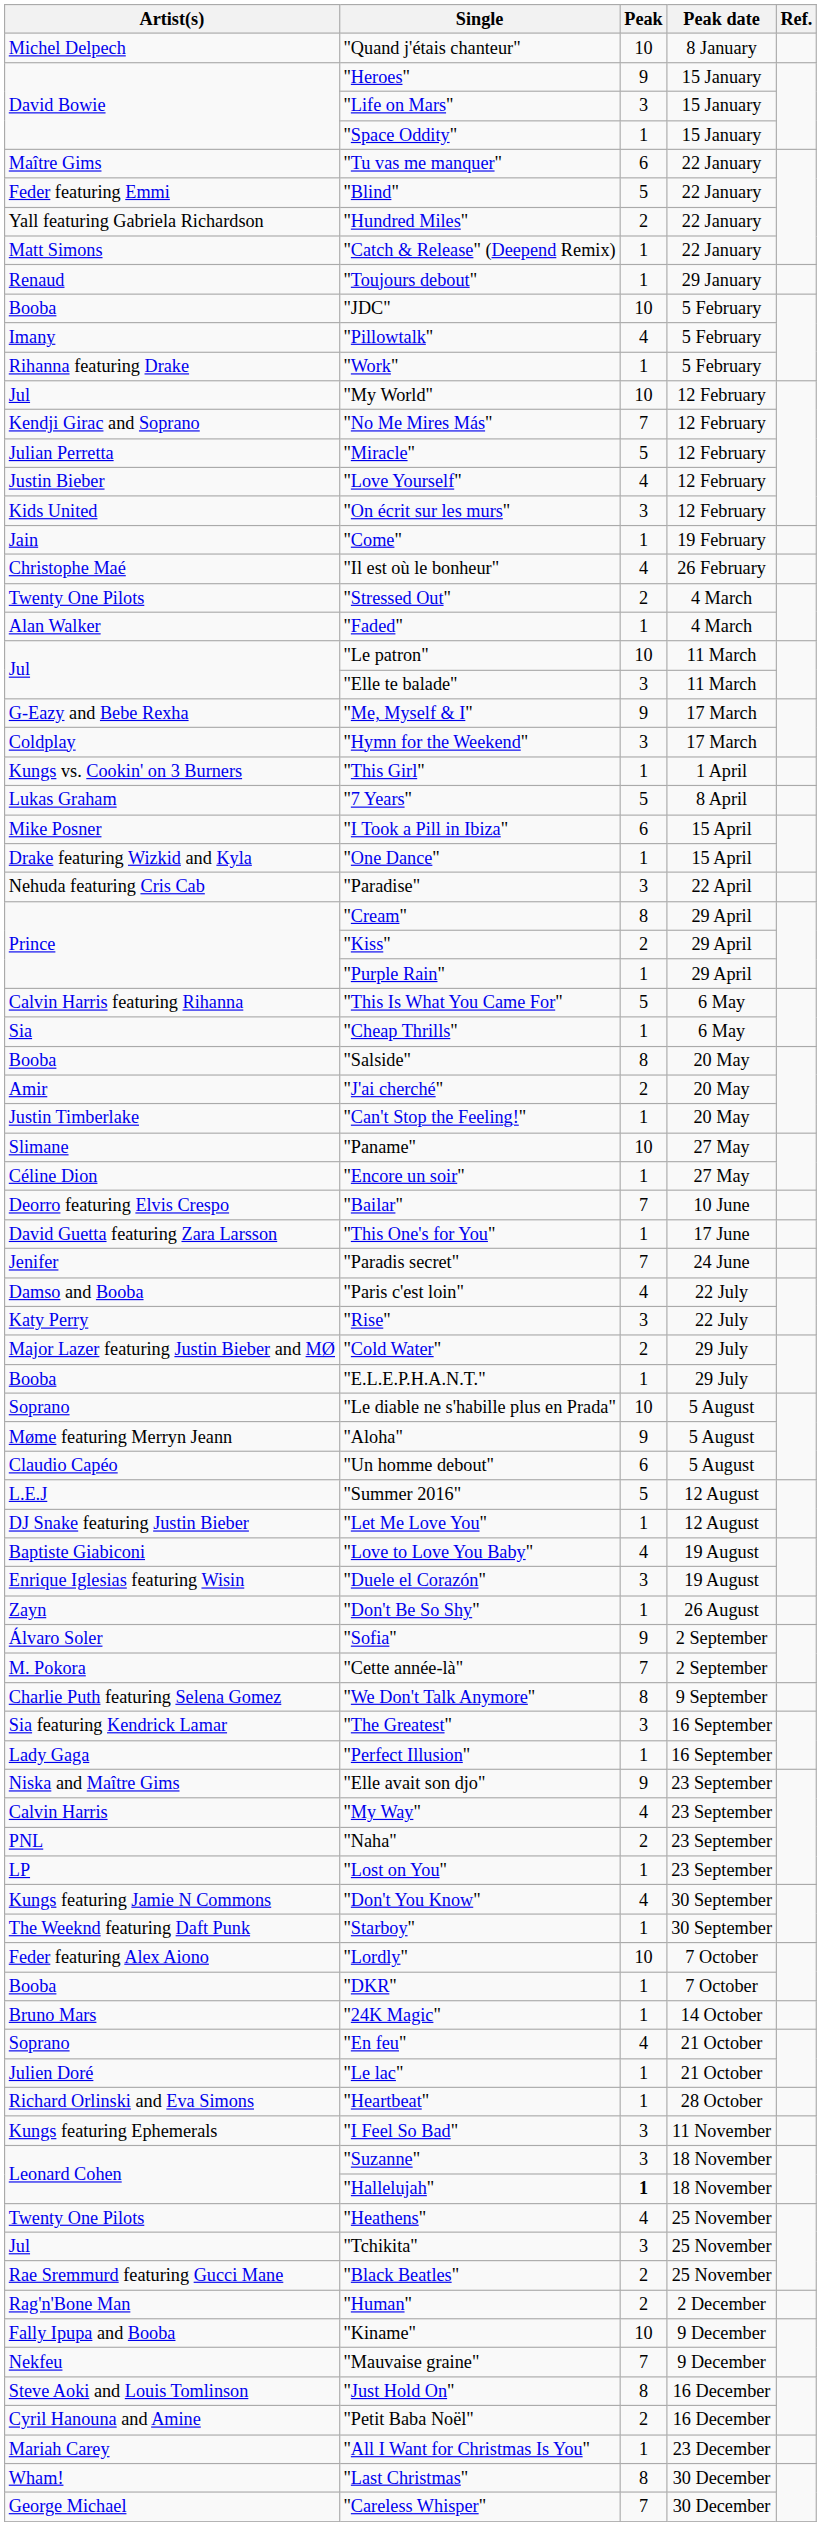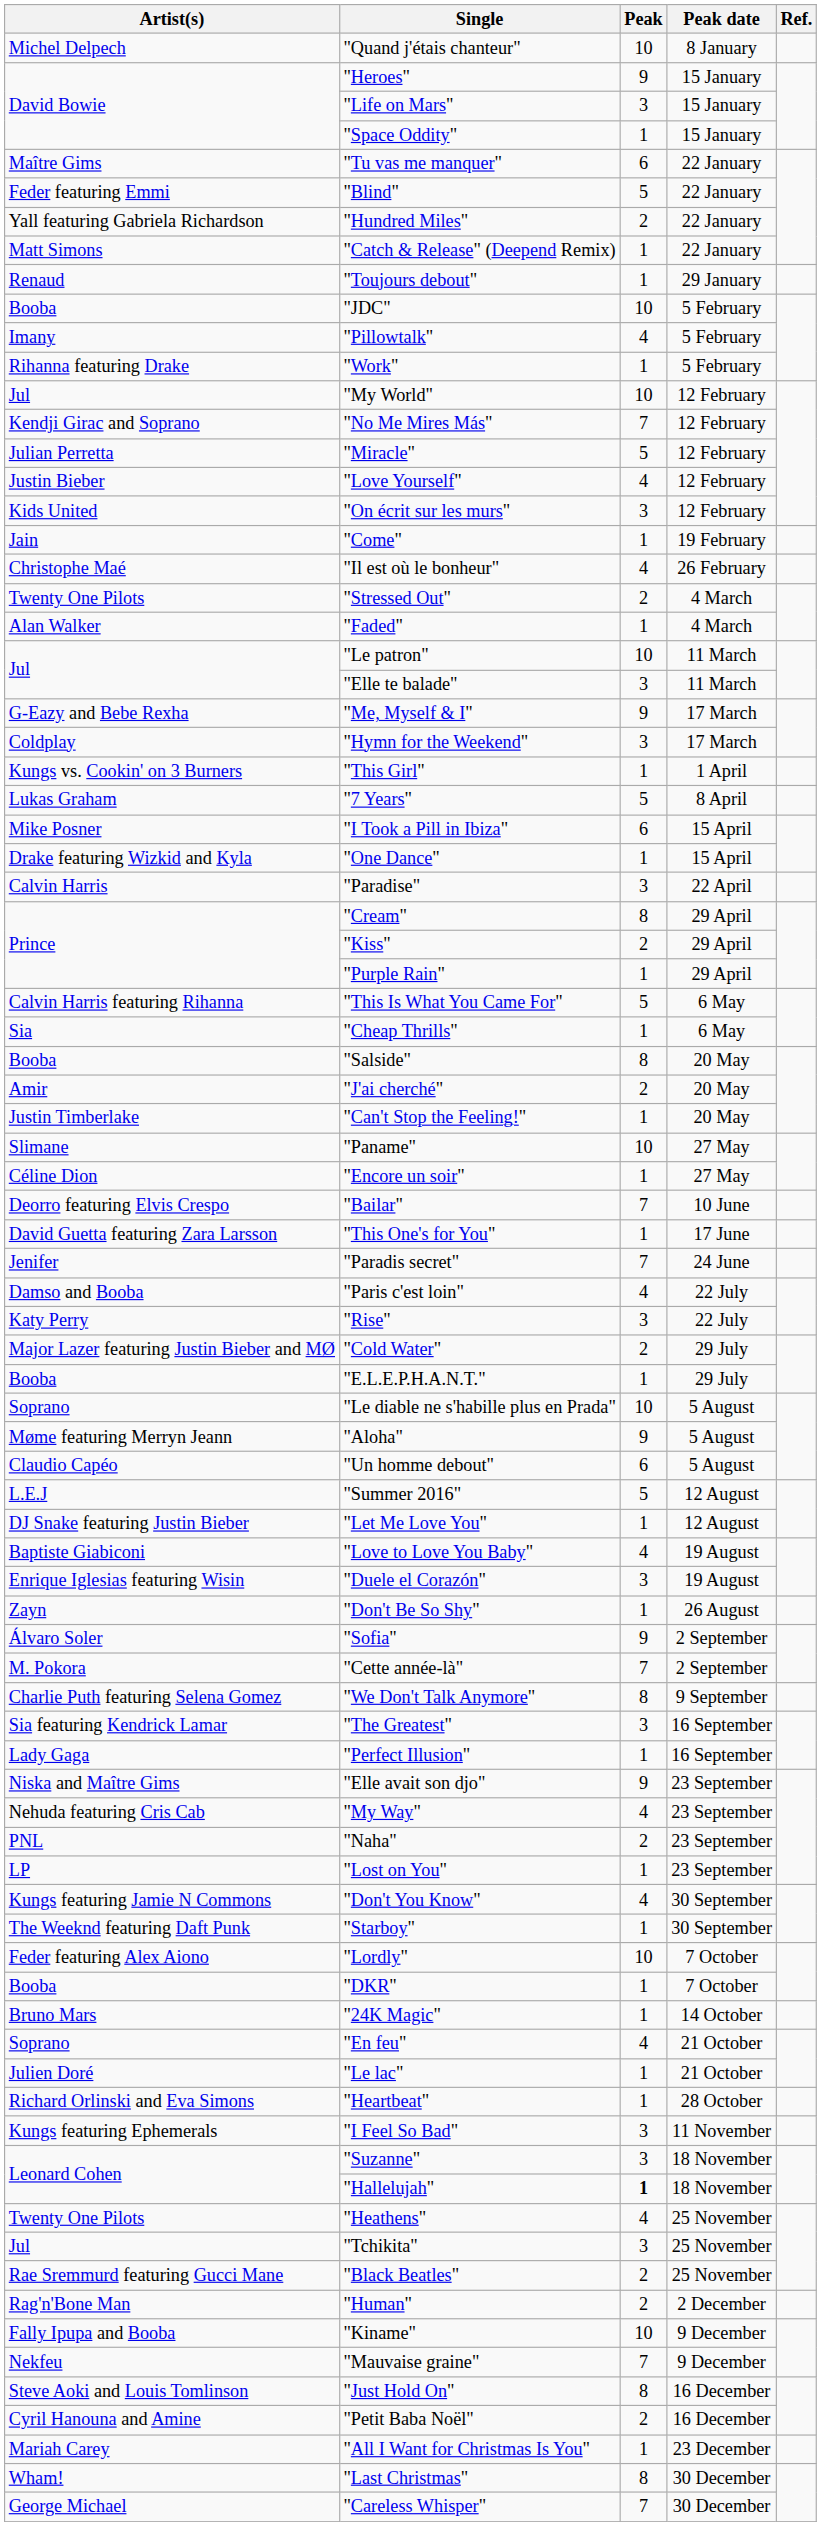(107, 886) Nehuda featuring Cris Cab -> (58, 886) Calvin Harris
(58, 1812) Calvin Harris -> (107, 1812) Nehuda featuring Cris Cab
